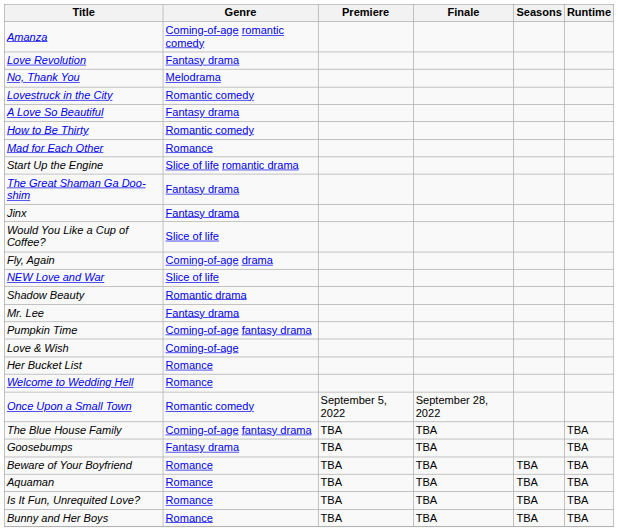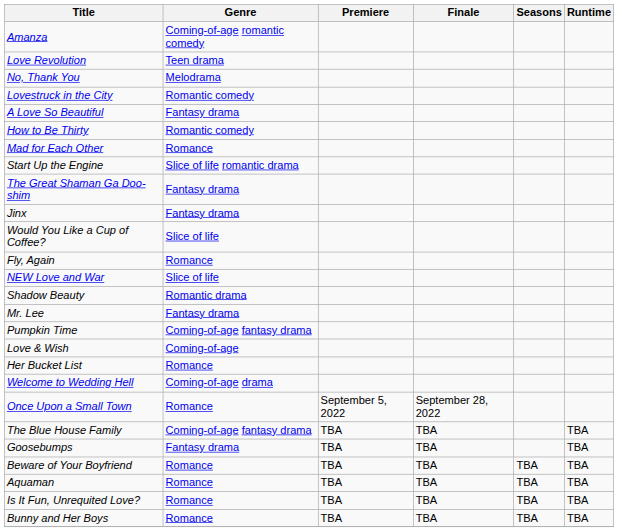(202, 60) Fantasy drama -> (195, 60) Teen drama
(219, 260) Coming-of-age drama -> (189, 260) Romance
(189, 383) Romance -> (219, 383) Coming-of-age drama
(210, 406) Romantic comedy -> (189, 406) Romance
